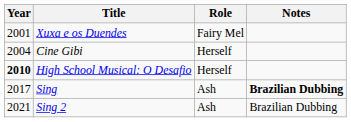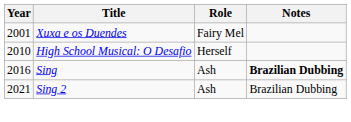- row: (59, 51)
(19, 70) bold -> (19, 51) normal
(19, 88) 2017 -> (19, 70) 2016
